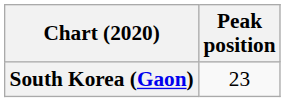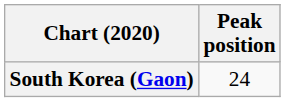(240, 79) 23 -> (240, 79) 24
